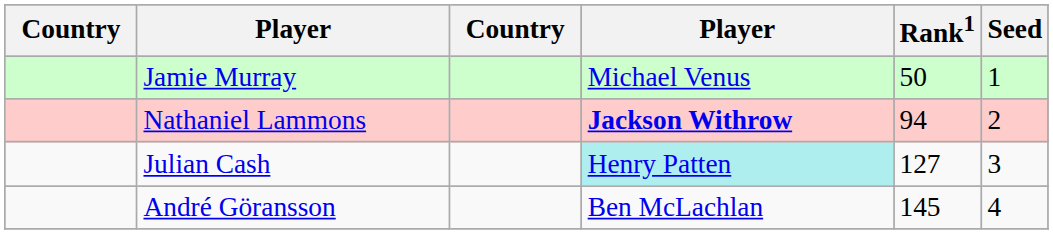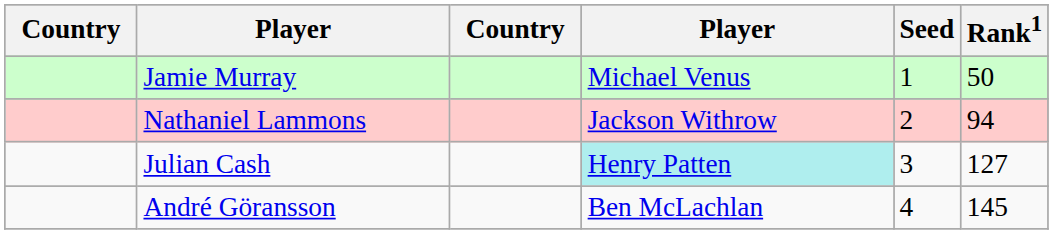columns swapped: (937, 29) <-> (1015, 29)
(690, 120) bold -> (682, 120) normal
